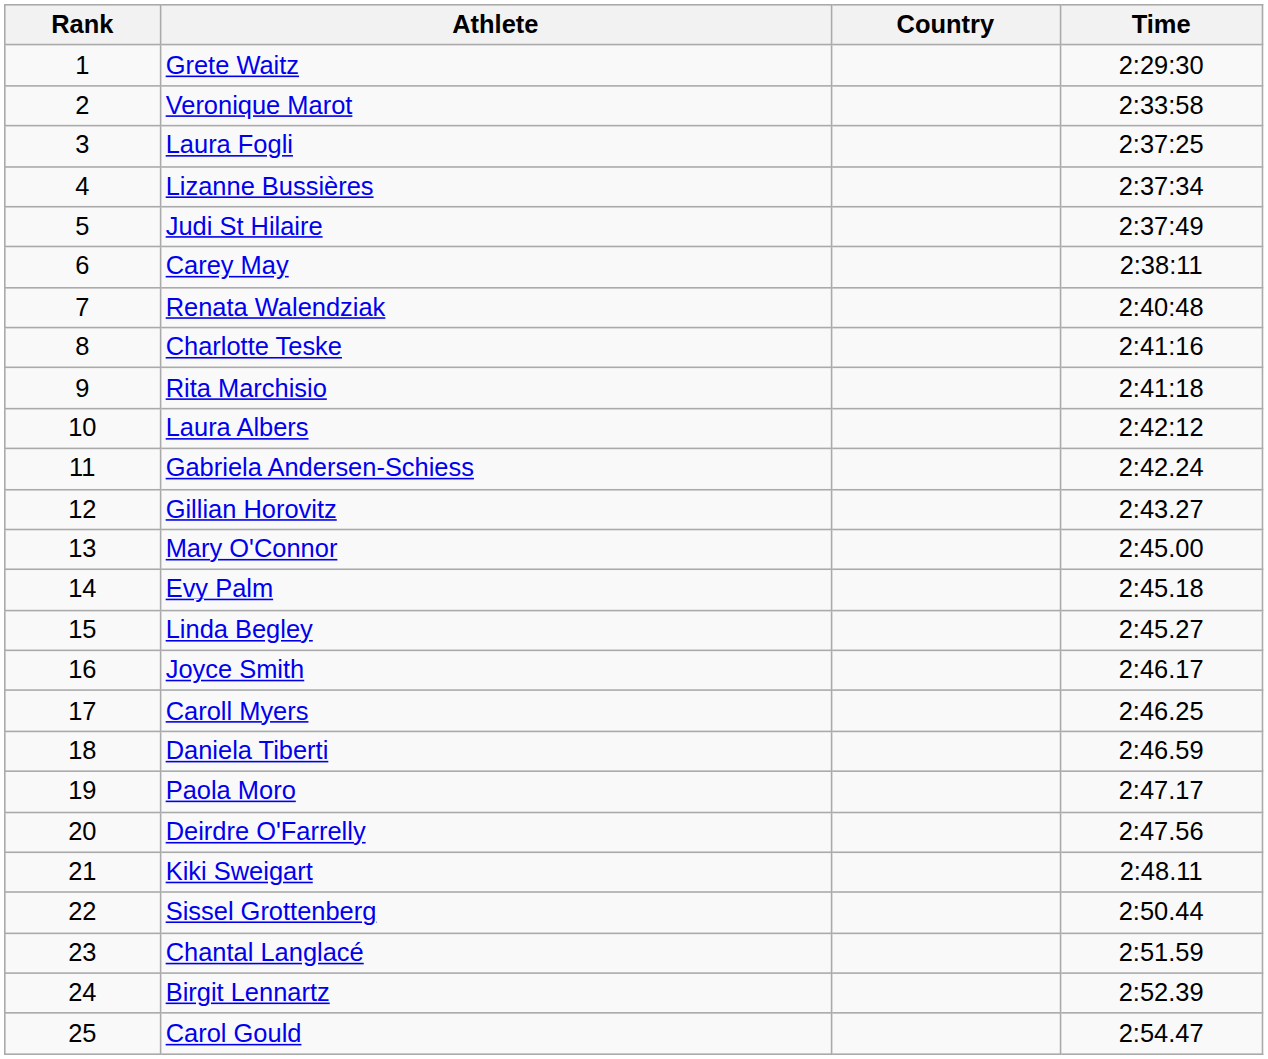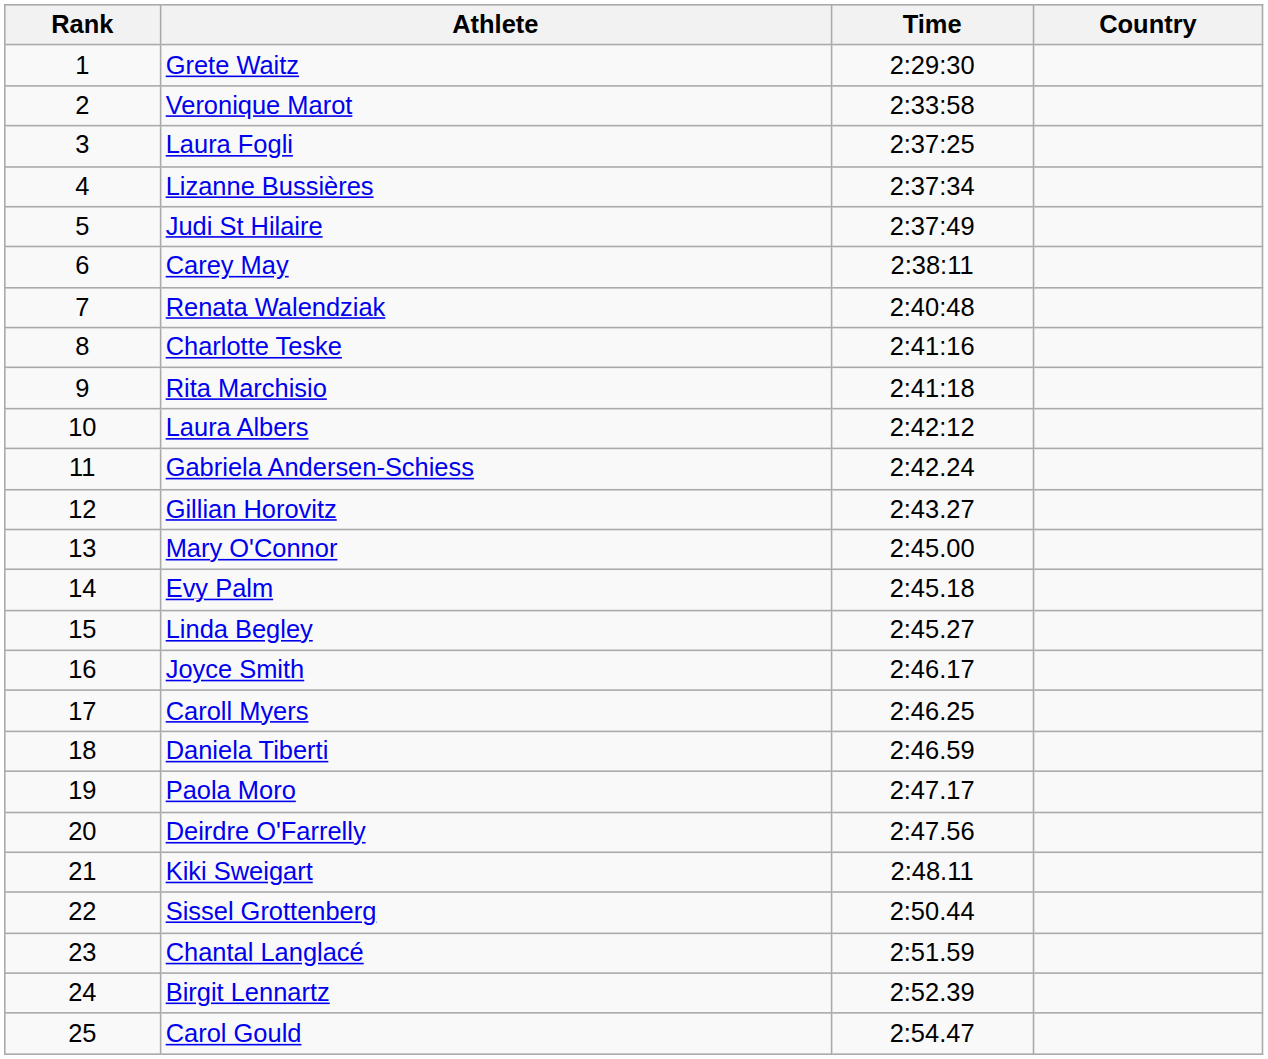columns swapped: (945, 24) <-> (1161, 24)
